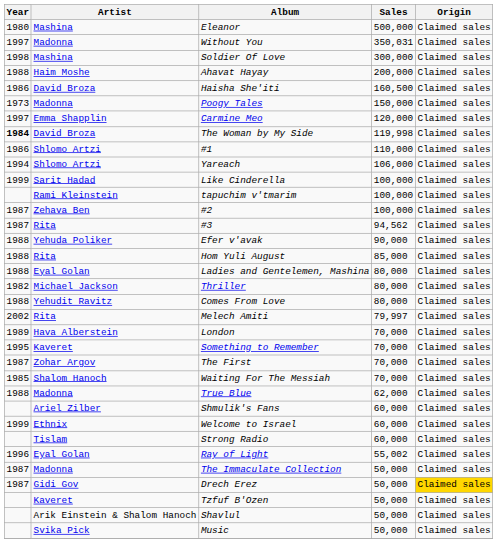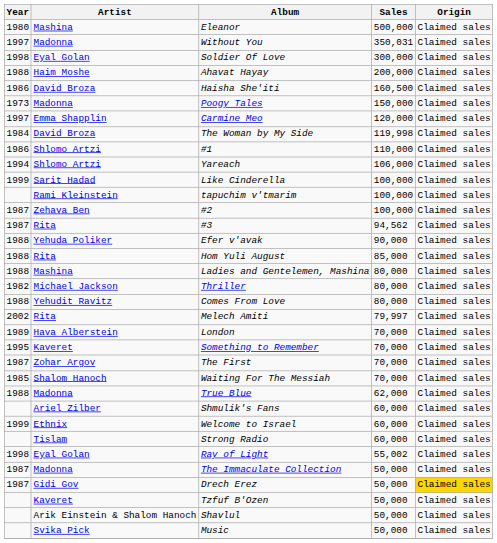(53, 58) Mashina -> (62, 58) Eyal Golan
(18, 134) bold -> (18, 134) normal
(62, 271) Eyal Golan -> (53, 271) Mashina
(18, 454) 1996 -> (18, 454) 1998
